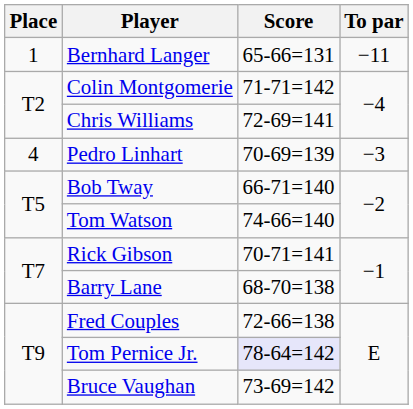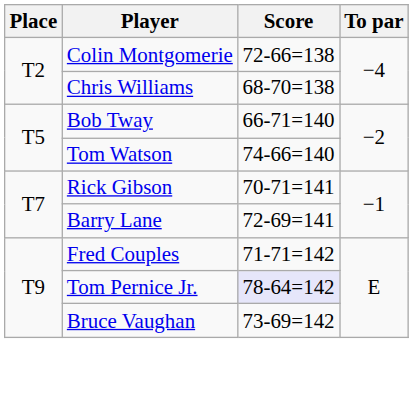- row: (138, 54)
(289, 87) 71-71=142 -> (289, 54) 72-66=138
(289, 120) 72-69=141 -> (289, 87) 68-70=138
- row: (125, 154)
(289, 287) 68-70=138 -> (289, 220) 72-69=141
(289, 320) 72-66=138 -> (289, 253) 71-71=142
